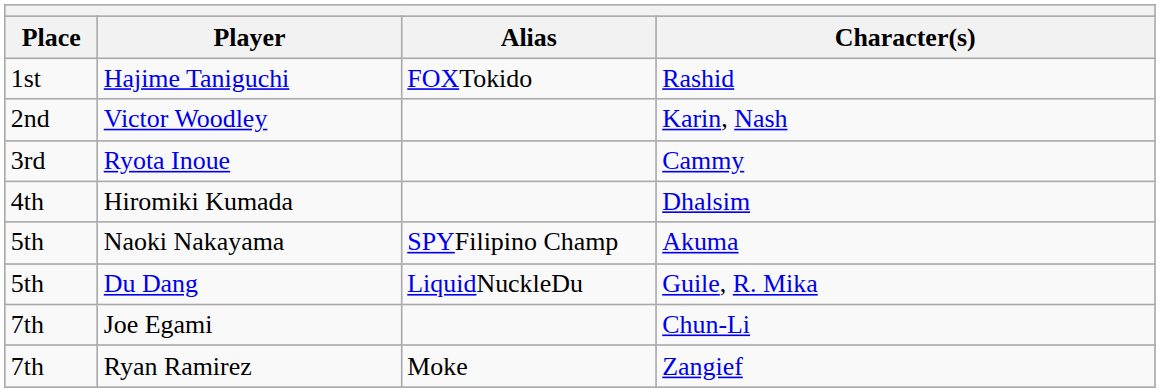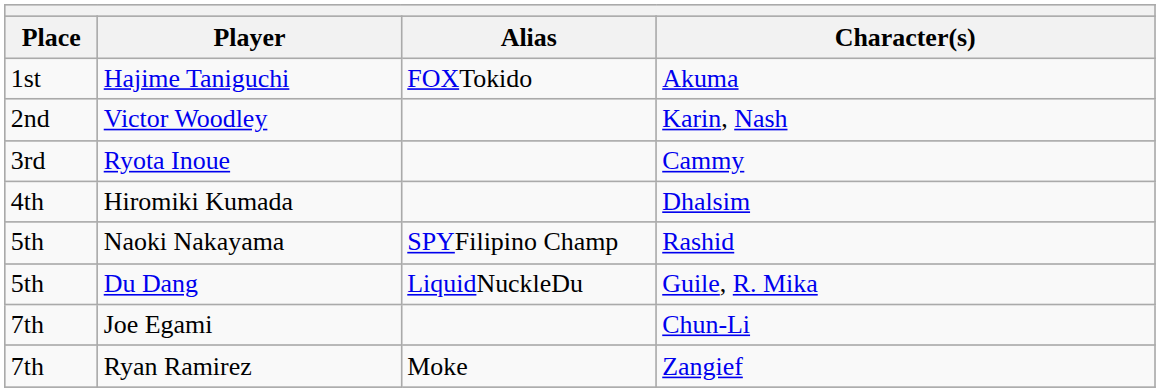(698, 78) Rashid -> (700, 78) Akuma
(700, 242) Akuma -> (698, 242) Rashid
